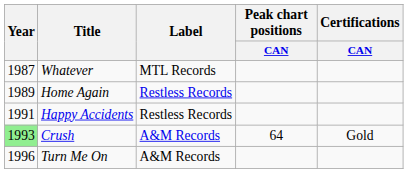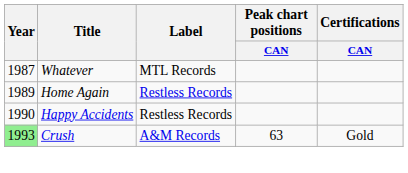(21, 114) 1991 -> (21, 114) 1990
(276, 135) 64 -> (276, 135) 63
- row: (74, 157)
